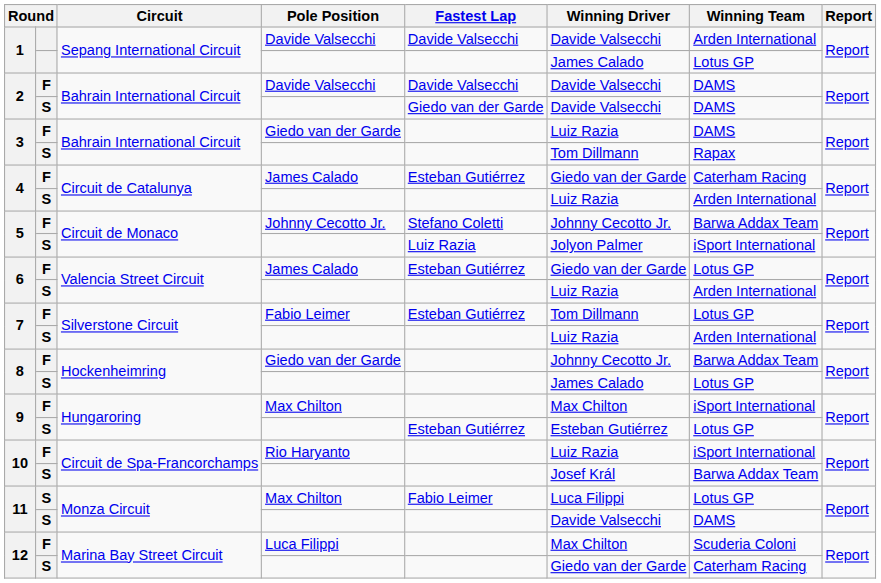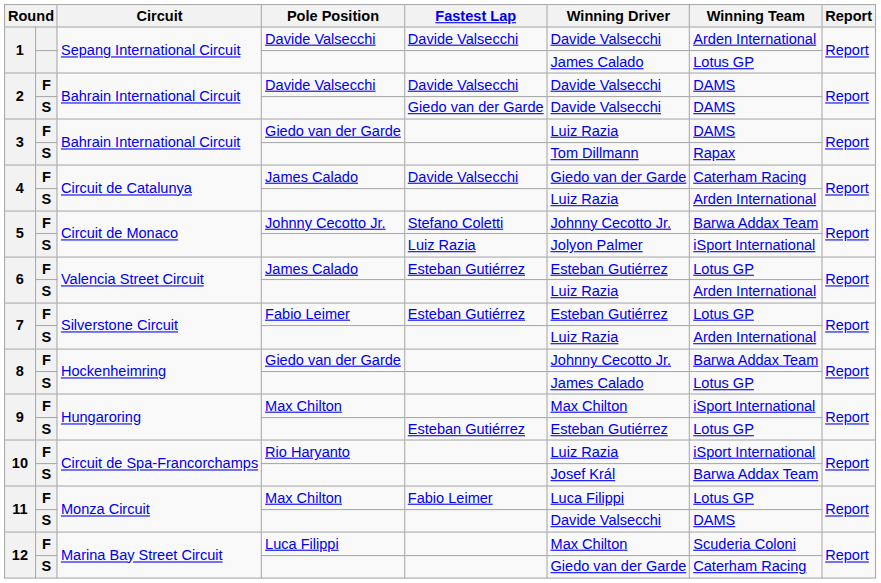(466, 176) Esteban Gutiérrez -> (463, 176) Davide Valsecchi
(618, 268) Giedo van der Garde -> (609, 268) Esteban Gutiérrez
(595, 314) Tom Dillmann -> (609, 314) Esteban Gutiérrez
(46, 497) S -> (46, 497) F
